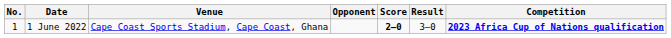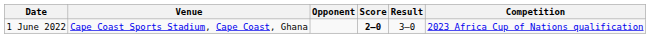- column: (15, 12)
(556, 26) bold -> (536, 26) normal
